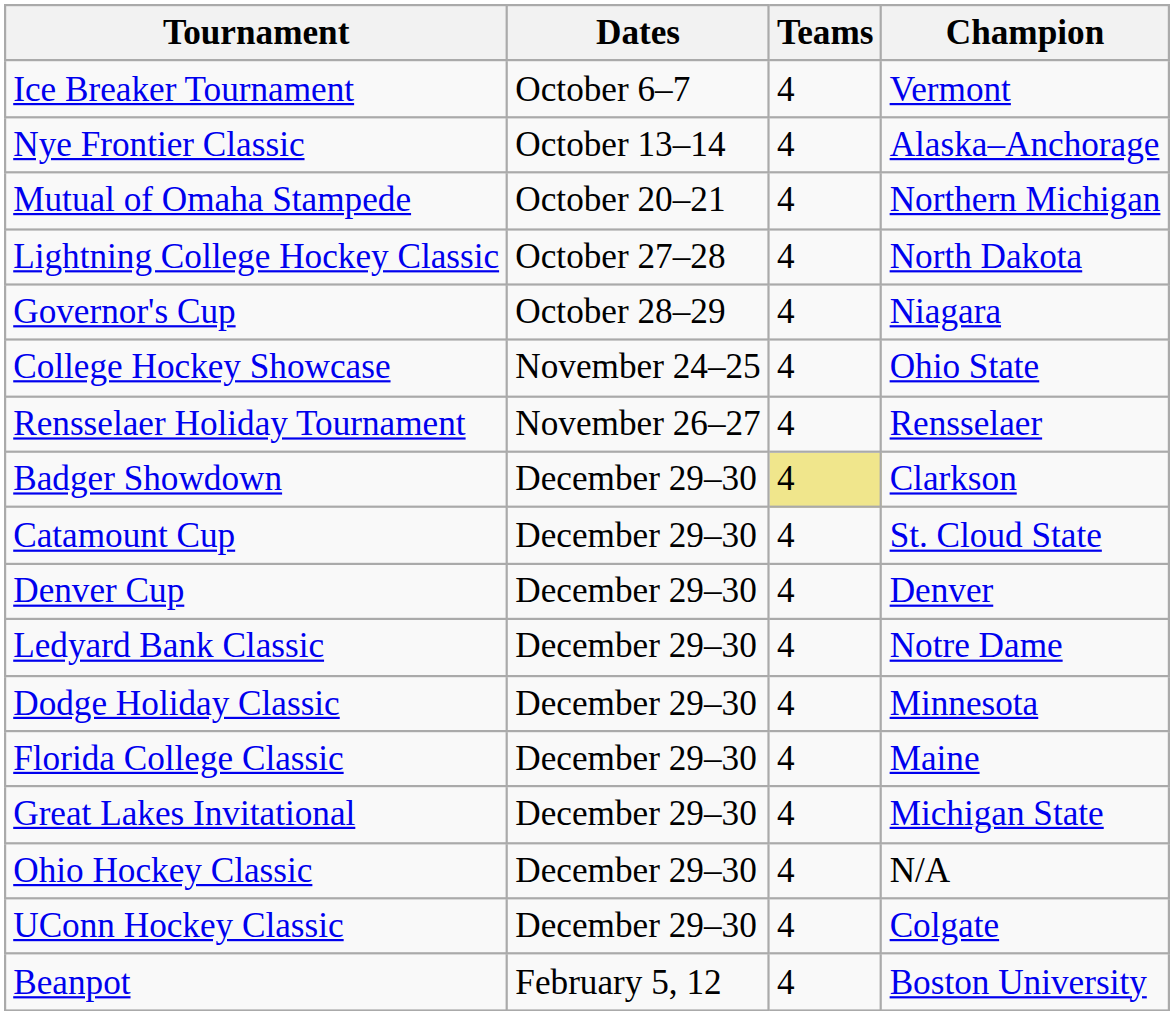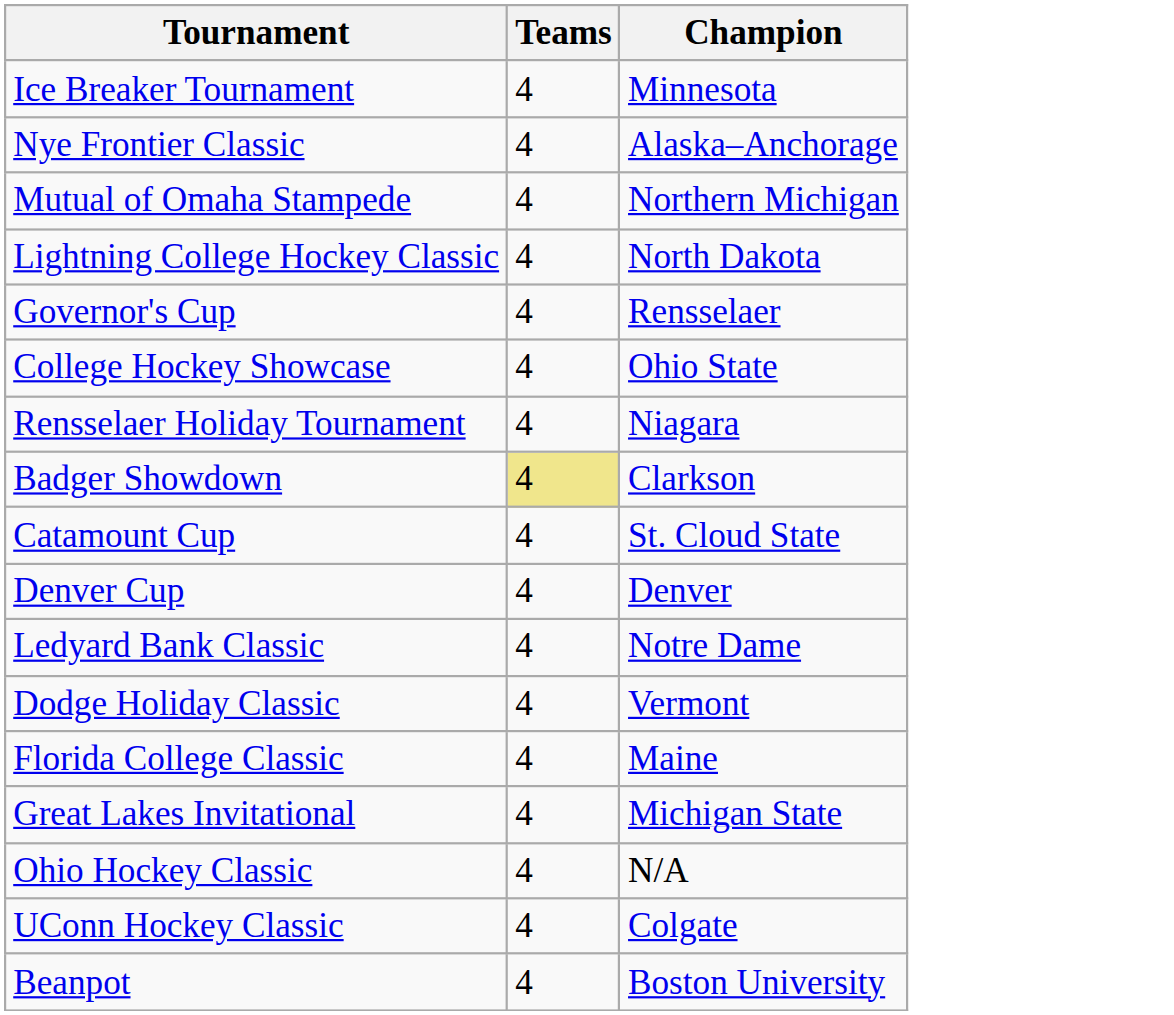- column: (638, 32)
(950, 88) Vermont -> (702, 88) Minnesota
(945, 311) Niagara -> (704, 311) Rensselaer
(966, 423) Rensselaer -> (684, 423) Niagara
(964, 702) Minnesota -> (689, 702) Vermont
